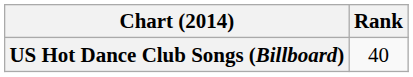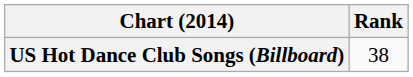(378, 54) 40 -> (378, 54) 38
